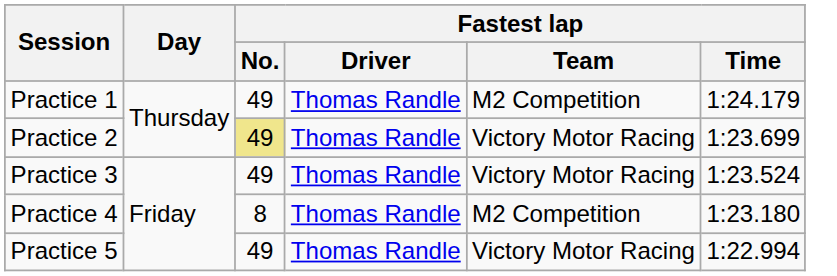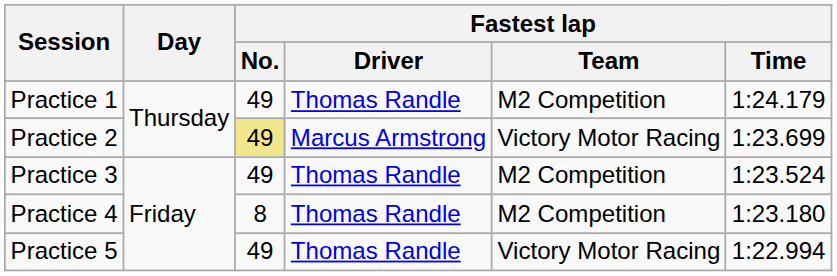(376, 137) Thomas Randle -> (388, 137) Marcus Armstrong
(584, 175) Victory Motor Racing -> (582, 175) M2 Competition
